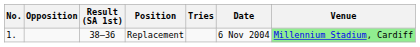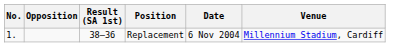- column: (201, 16)
(343, 35) lightgreen background -> (314, 35) no background
